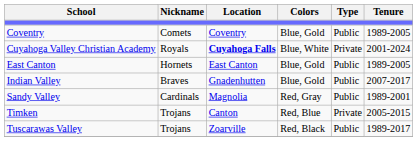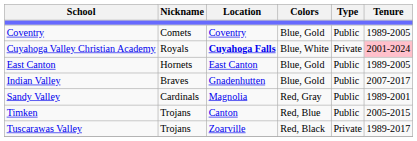(388, 49) no background -> (388, 49) pink background
(348, 113) Private -> (346, 113) Public
(346, 129) Public -> (348, 129) Private
